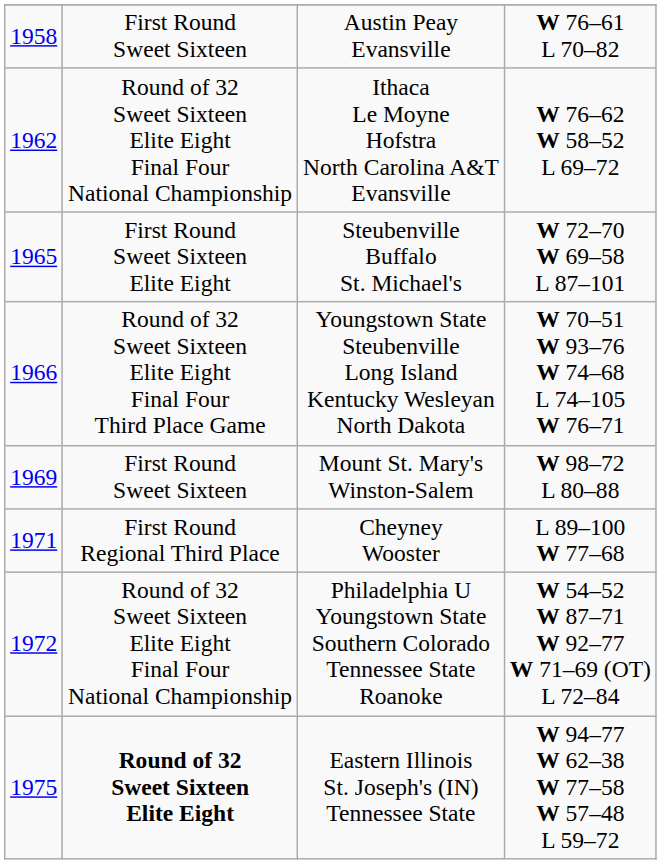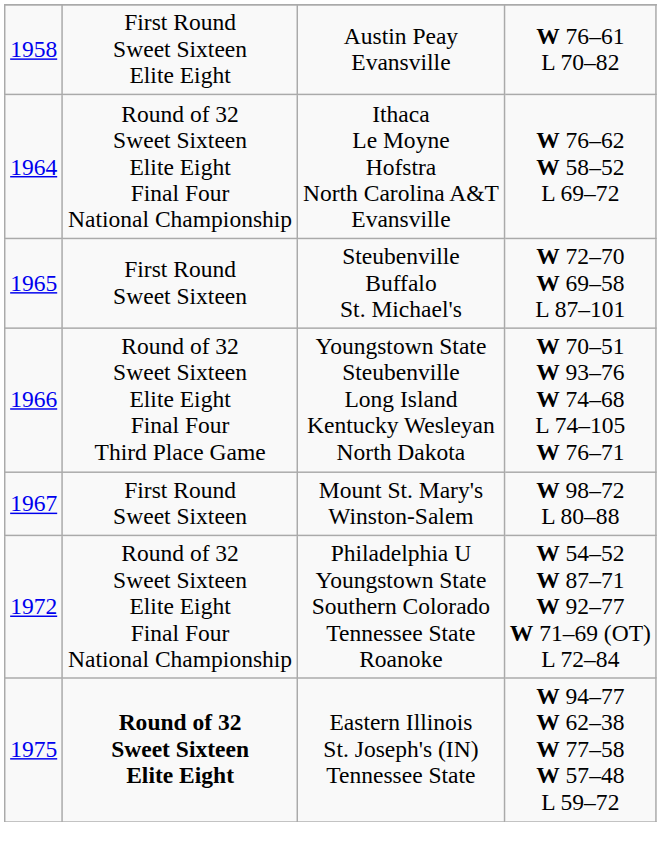(180, 36) First Round Sweet Sixteen -> (180, 49) First Round Sweet Sixteen Elite Eight
(34, 139) 1962 -> (34, 166) 1964
(180, 256) First Round Sweet Sixteen Elite Eight -> (180, 282) First Round Sweet Sixteen
(34, 476) 1969 -> (34, 503) 1967
- row: (401, 540)
